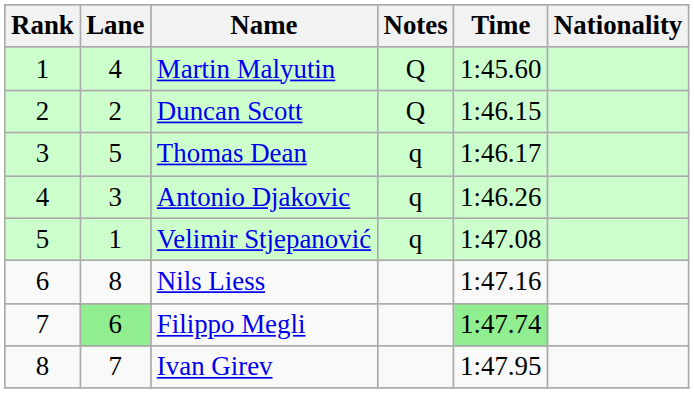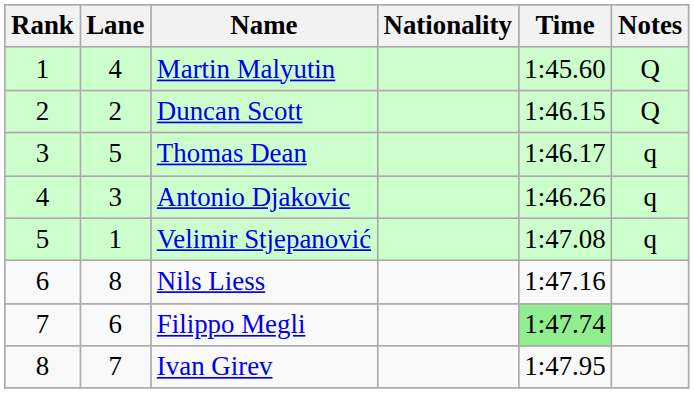columns swapped: (618, 25) <-> (416, 25)
(115, 324) lightgreen background -> (115, 324) no background
